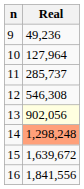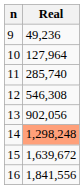(46, 74) 285,737 -> (46, 74) 285,740
(46, 114) lightyellow background -> (46, 114) no background
